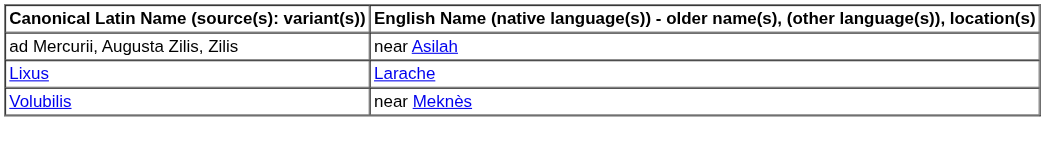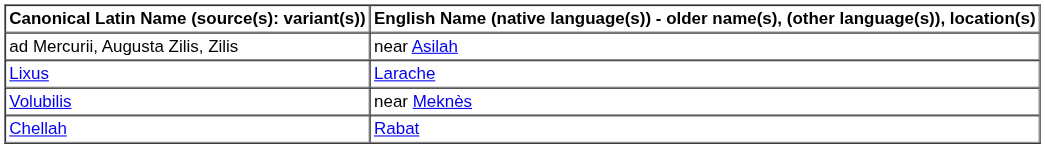+ row: (38, 129)
